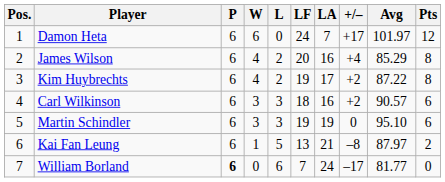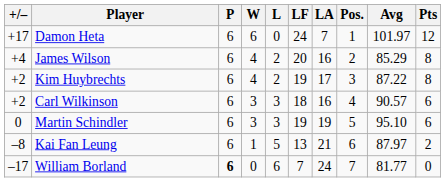columns swapped: (19, 15) <-> (353, 15)
